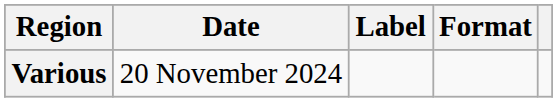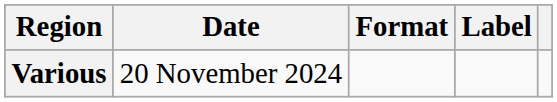columns swapped: (485, 27) <-> (391, 27)
